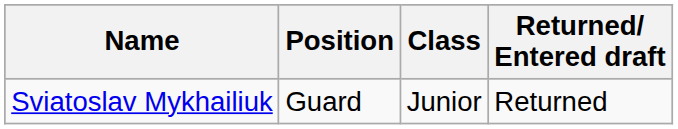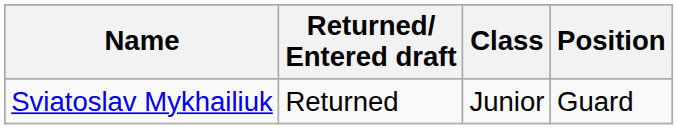columns swapped: (340, 41) <-> (580, 41)
